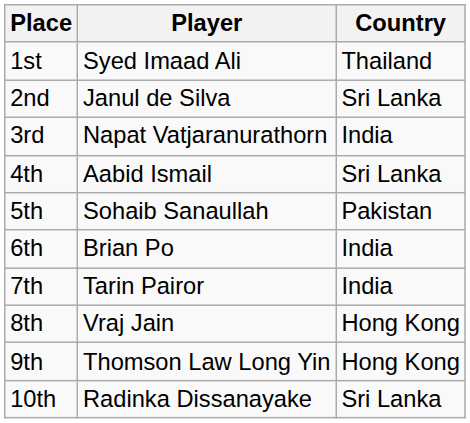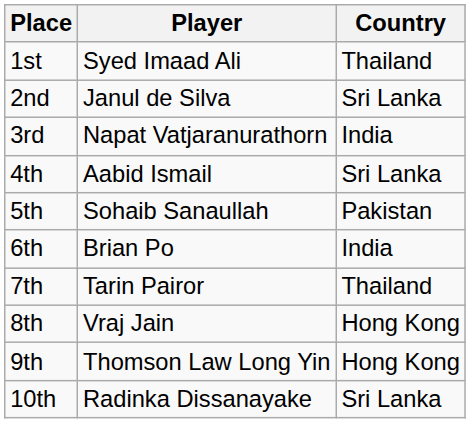(367, 286) India -> (387, 286) Thailand
